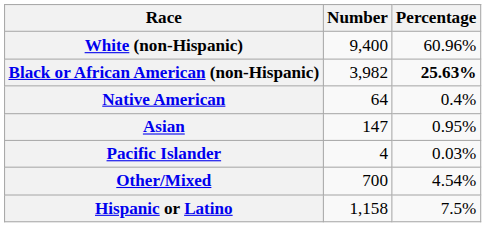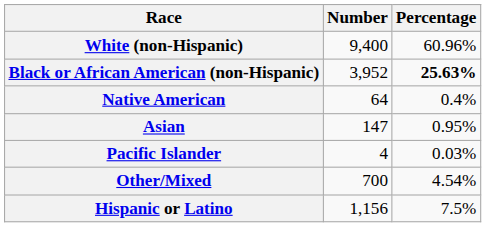(369, 72) 3,982 -> (369, 72) 3,952
(369, 208) 1,158 -> (369, 208) 1,156
